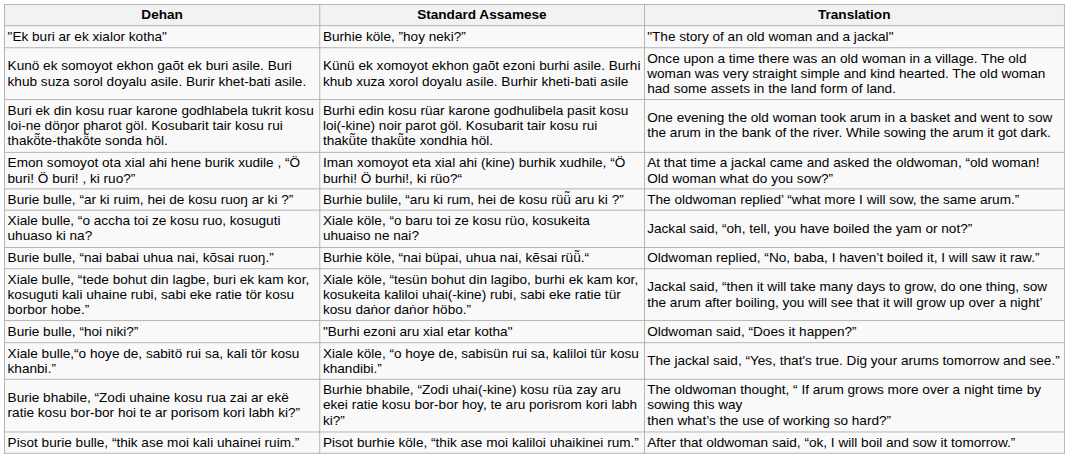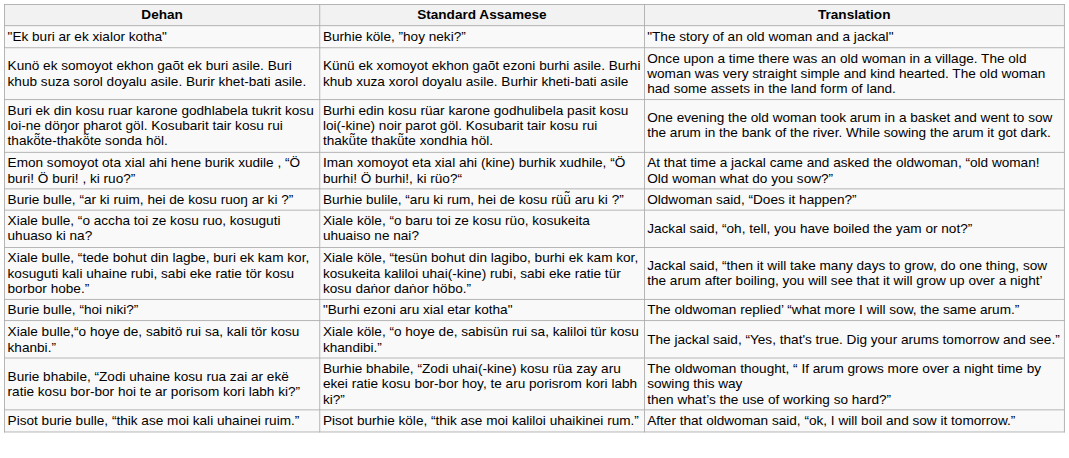(833, 199) The oldwoman replied’ “what more I will sow, the same arum.” -> (752, 199) Oldwoman said, “Does it happen?”
- row: (141, 258)
(752, 331) Oldwoman said, “Does it happen?” -> (833, 310) The oldwoman replied’ “what more I will sow, the same arum.”
